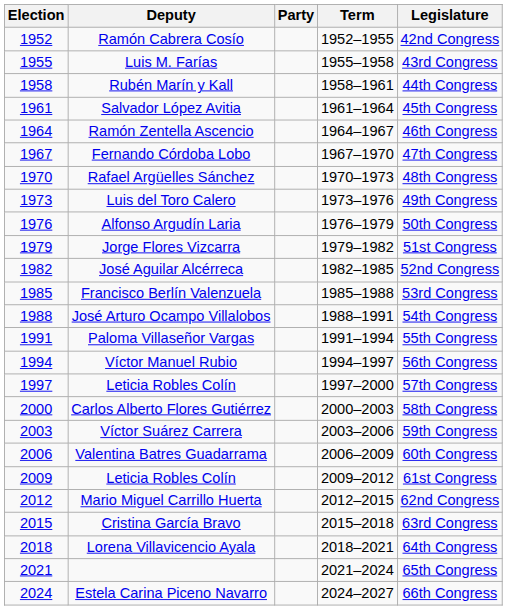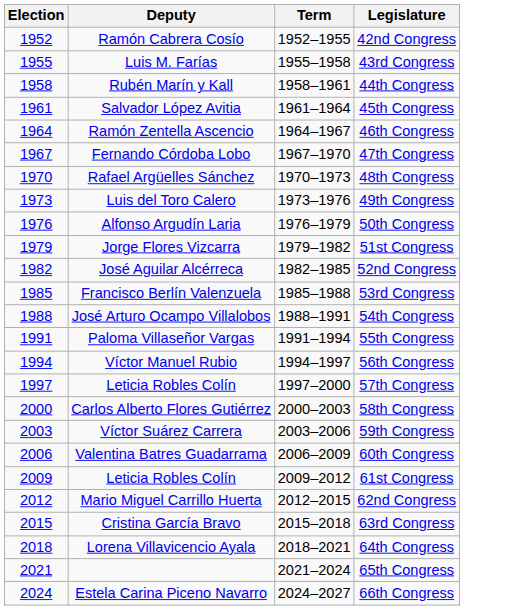- column: (296, 16)
